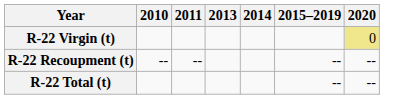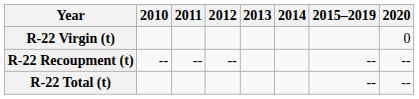+ column: (223, 15)
(372, 37) khaki background -> (407, 37) no background
